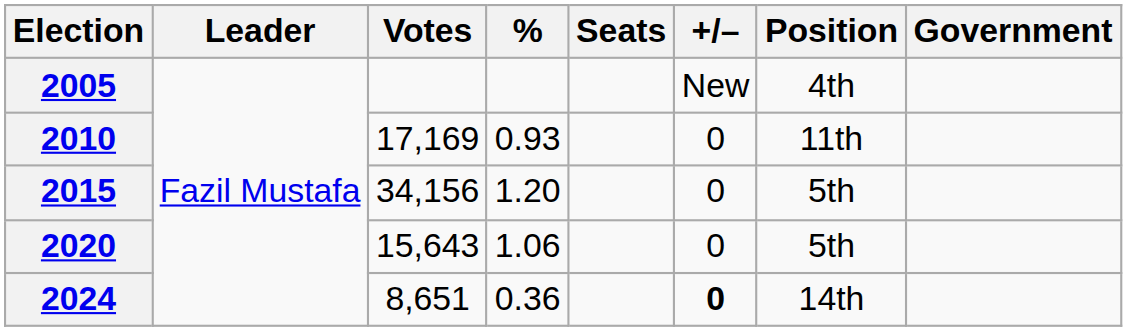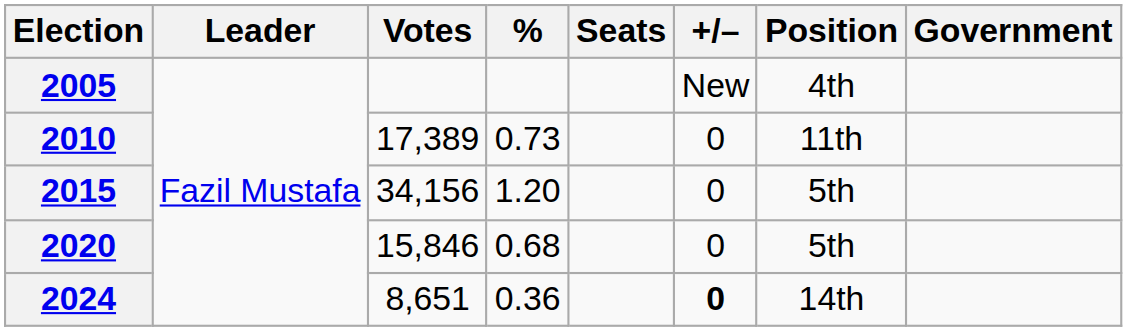(428, 138) 17,169 -> (428, 138) 17,389
(528, 138) 0.93 -> (528, 138) 0.73
(428, 245) 15,643 -> (428, 245) 15,846
(528, 245) 1.06 -> (528, 245) 0.68
